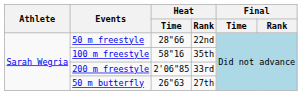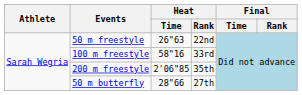(171, 40) 28"66 -> (171, 40) 26"63
(204, 54) 35th -> (204, 54) 33rd
(204, 69) 33rd -> (204, 69) 35th
(171, 83) 26"63 -> (171, 83) 28"66
